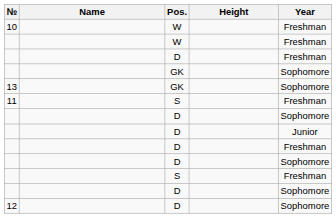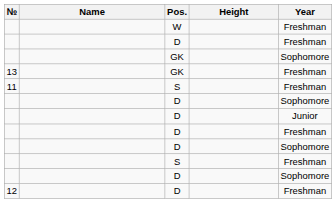- row: (12, 27)
(305, 87) Sophomore -> (305, 72) Freshman
(305, 206) Sophomore -> (305, 191) Freshman
